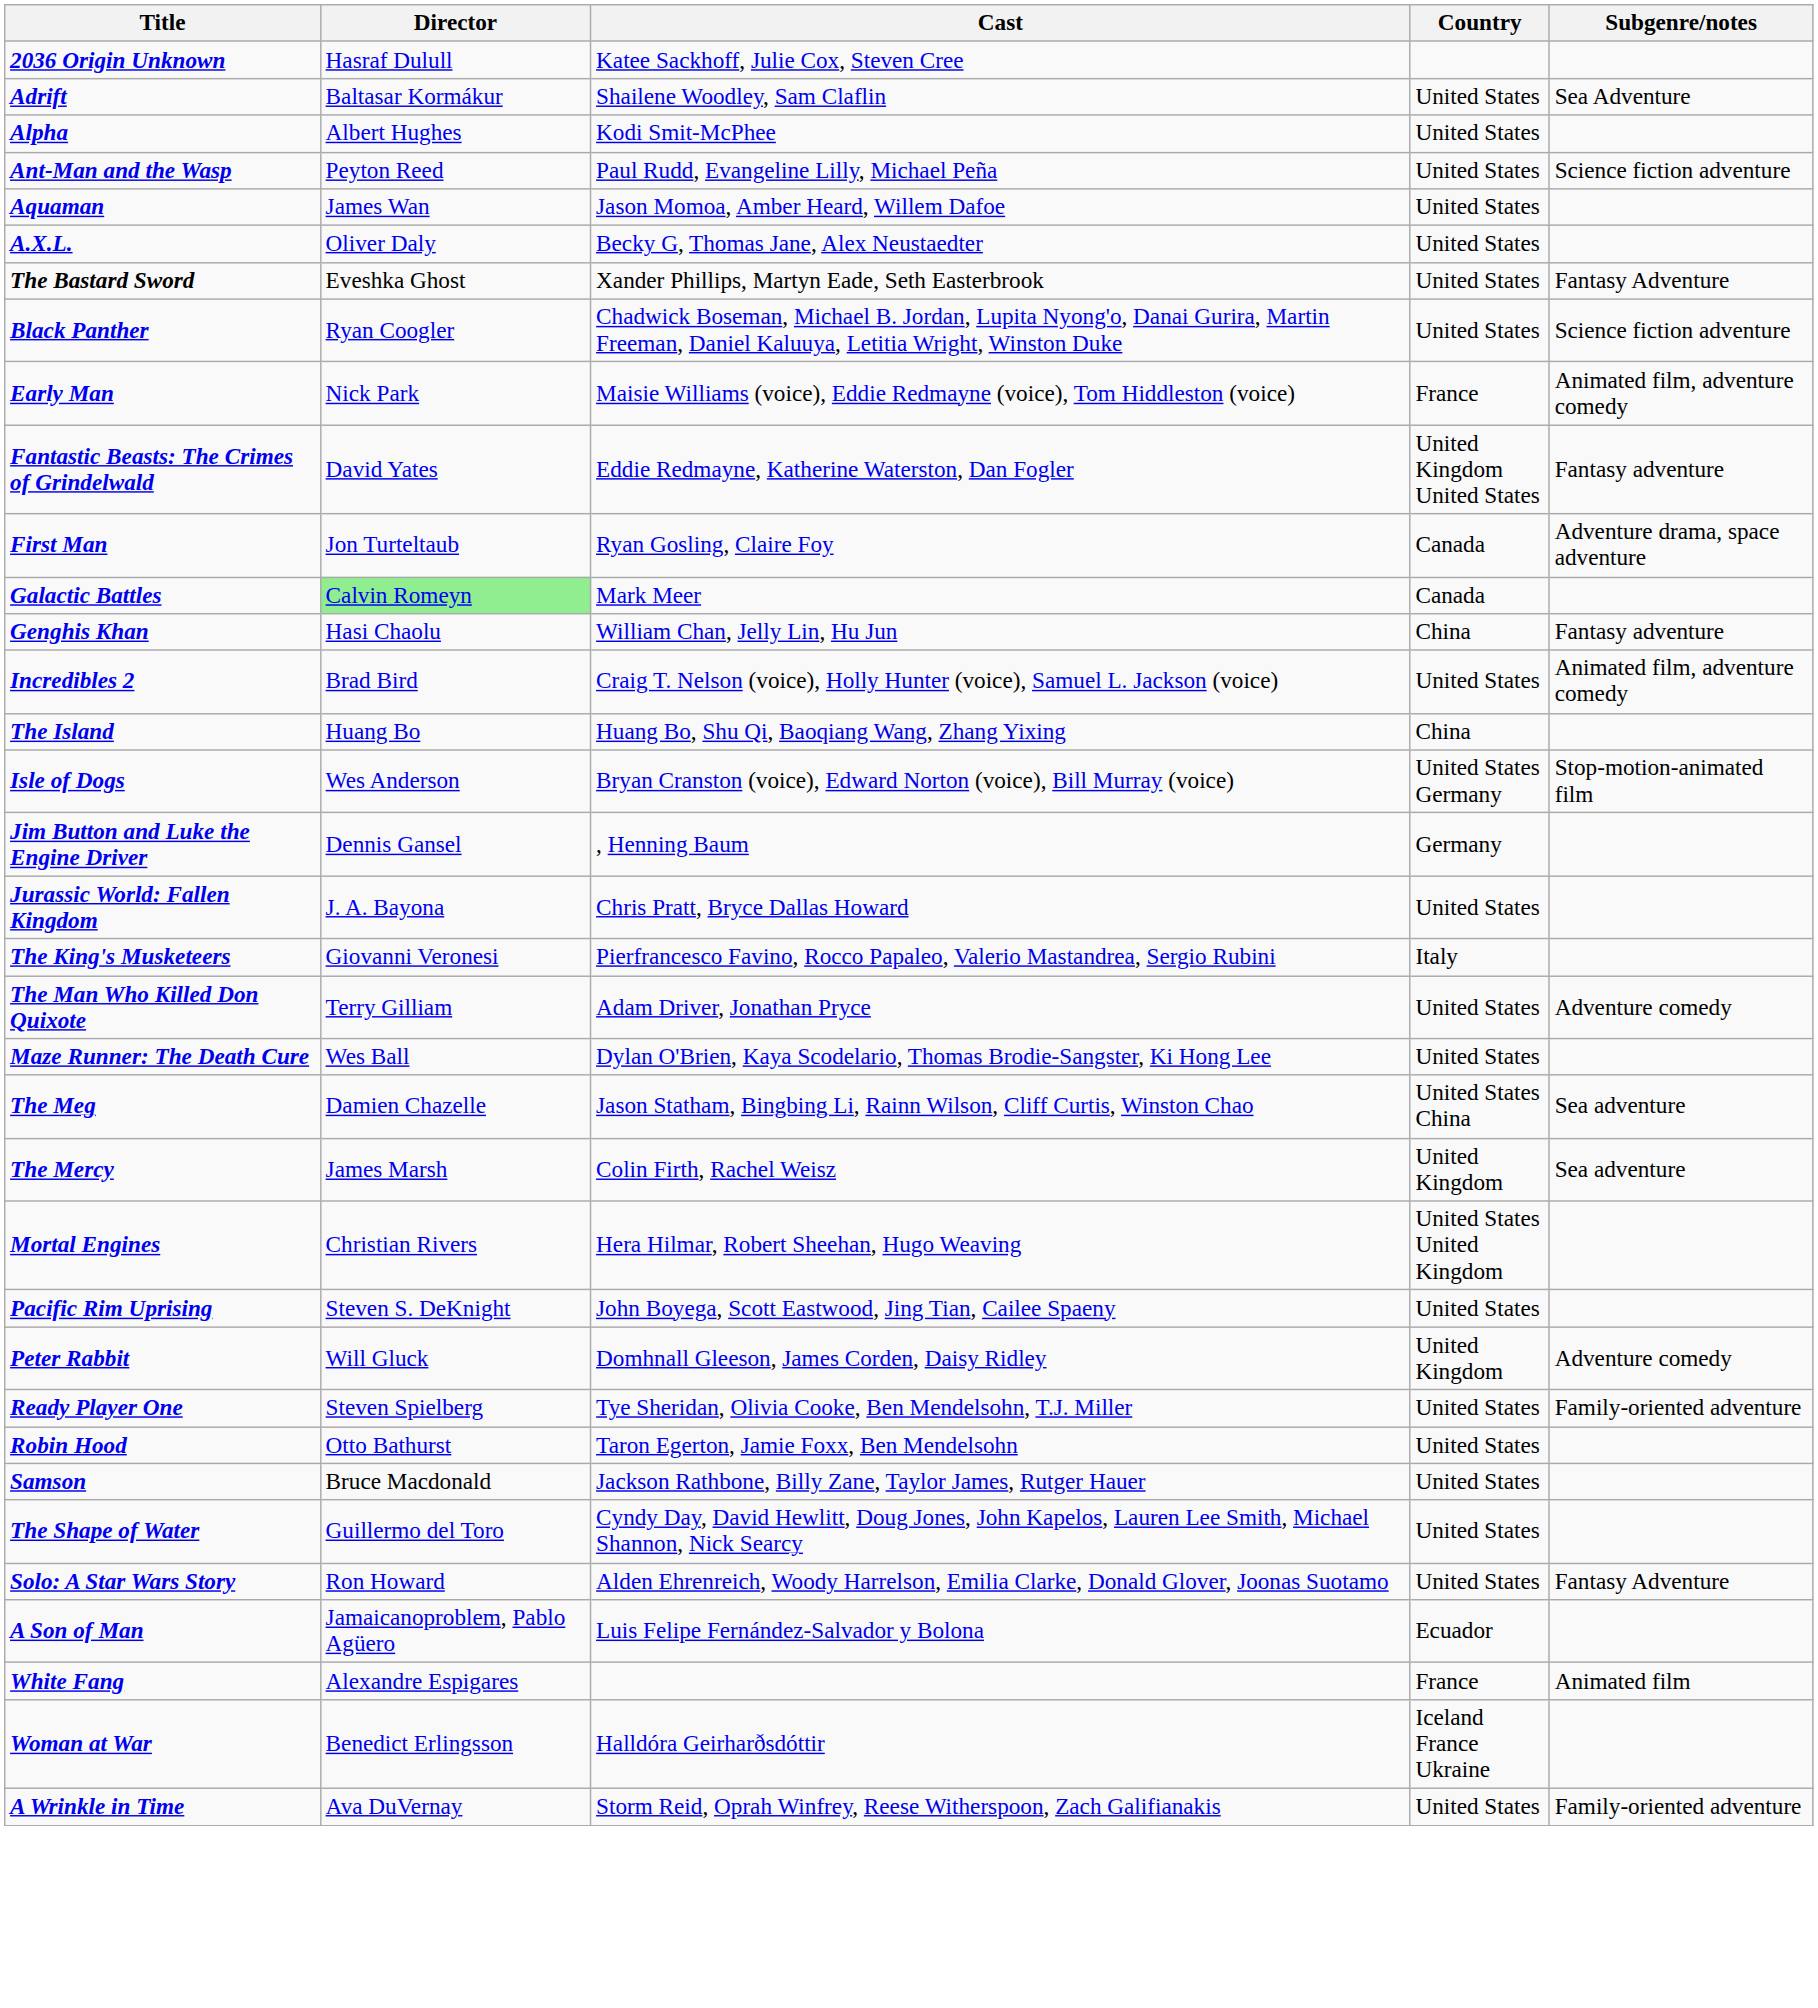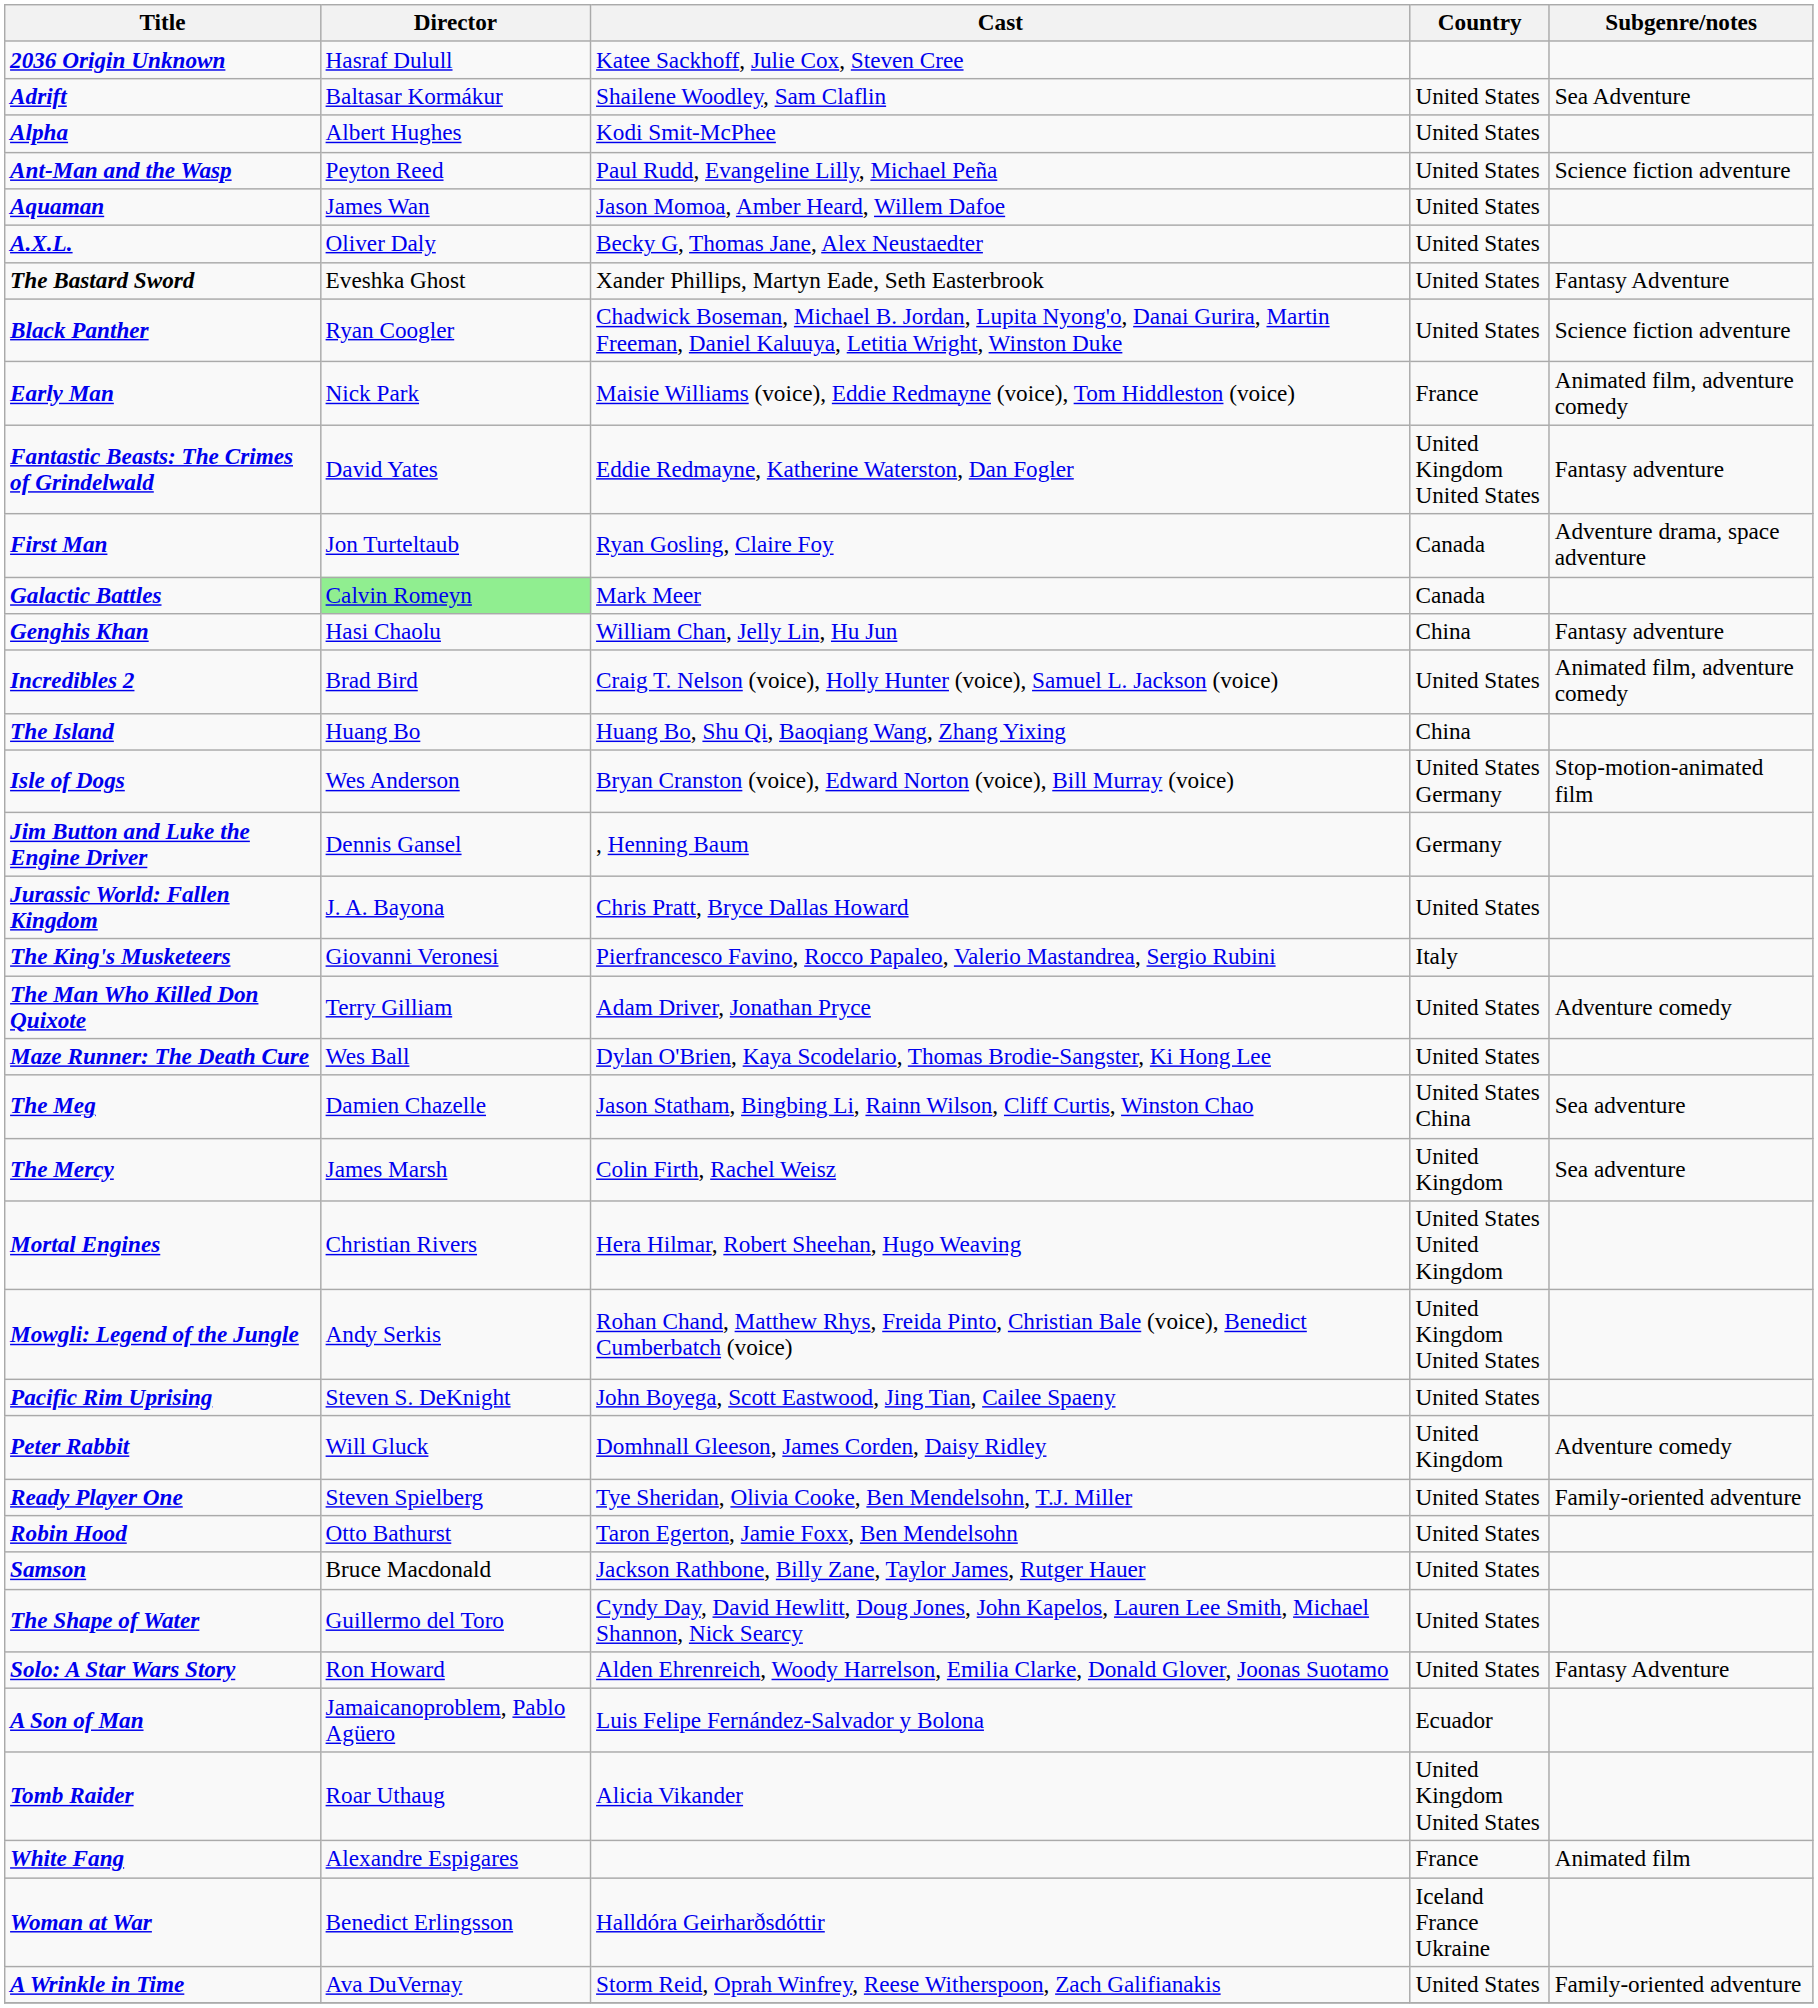+ row: (154, 1334)
+ row: (72, 1795)
